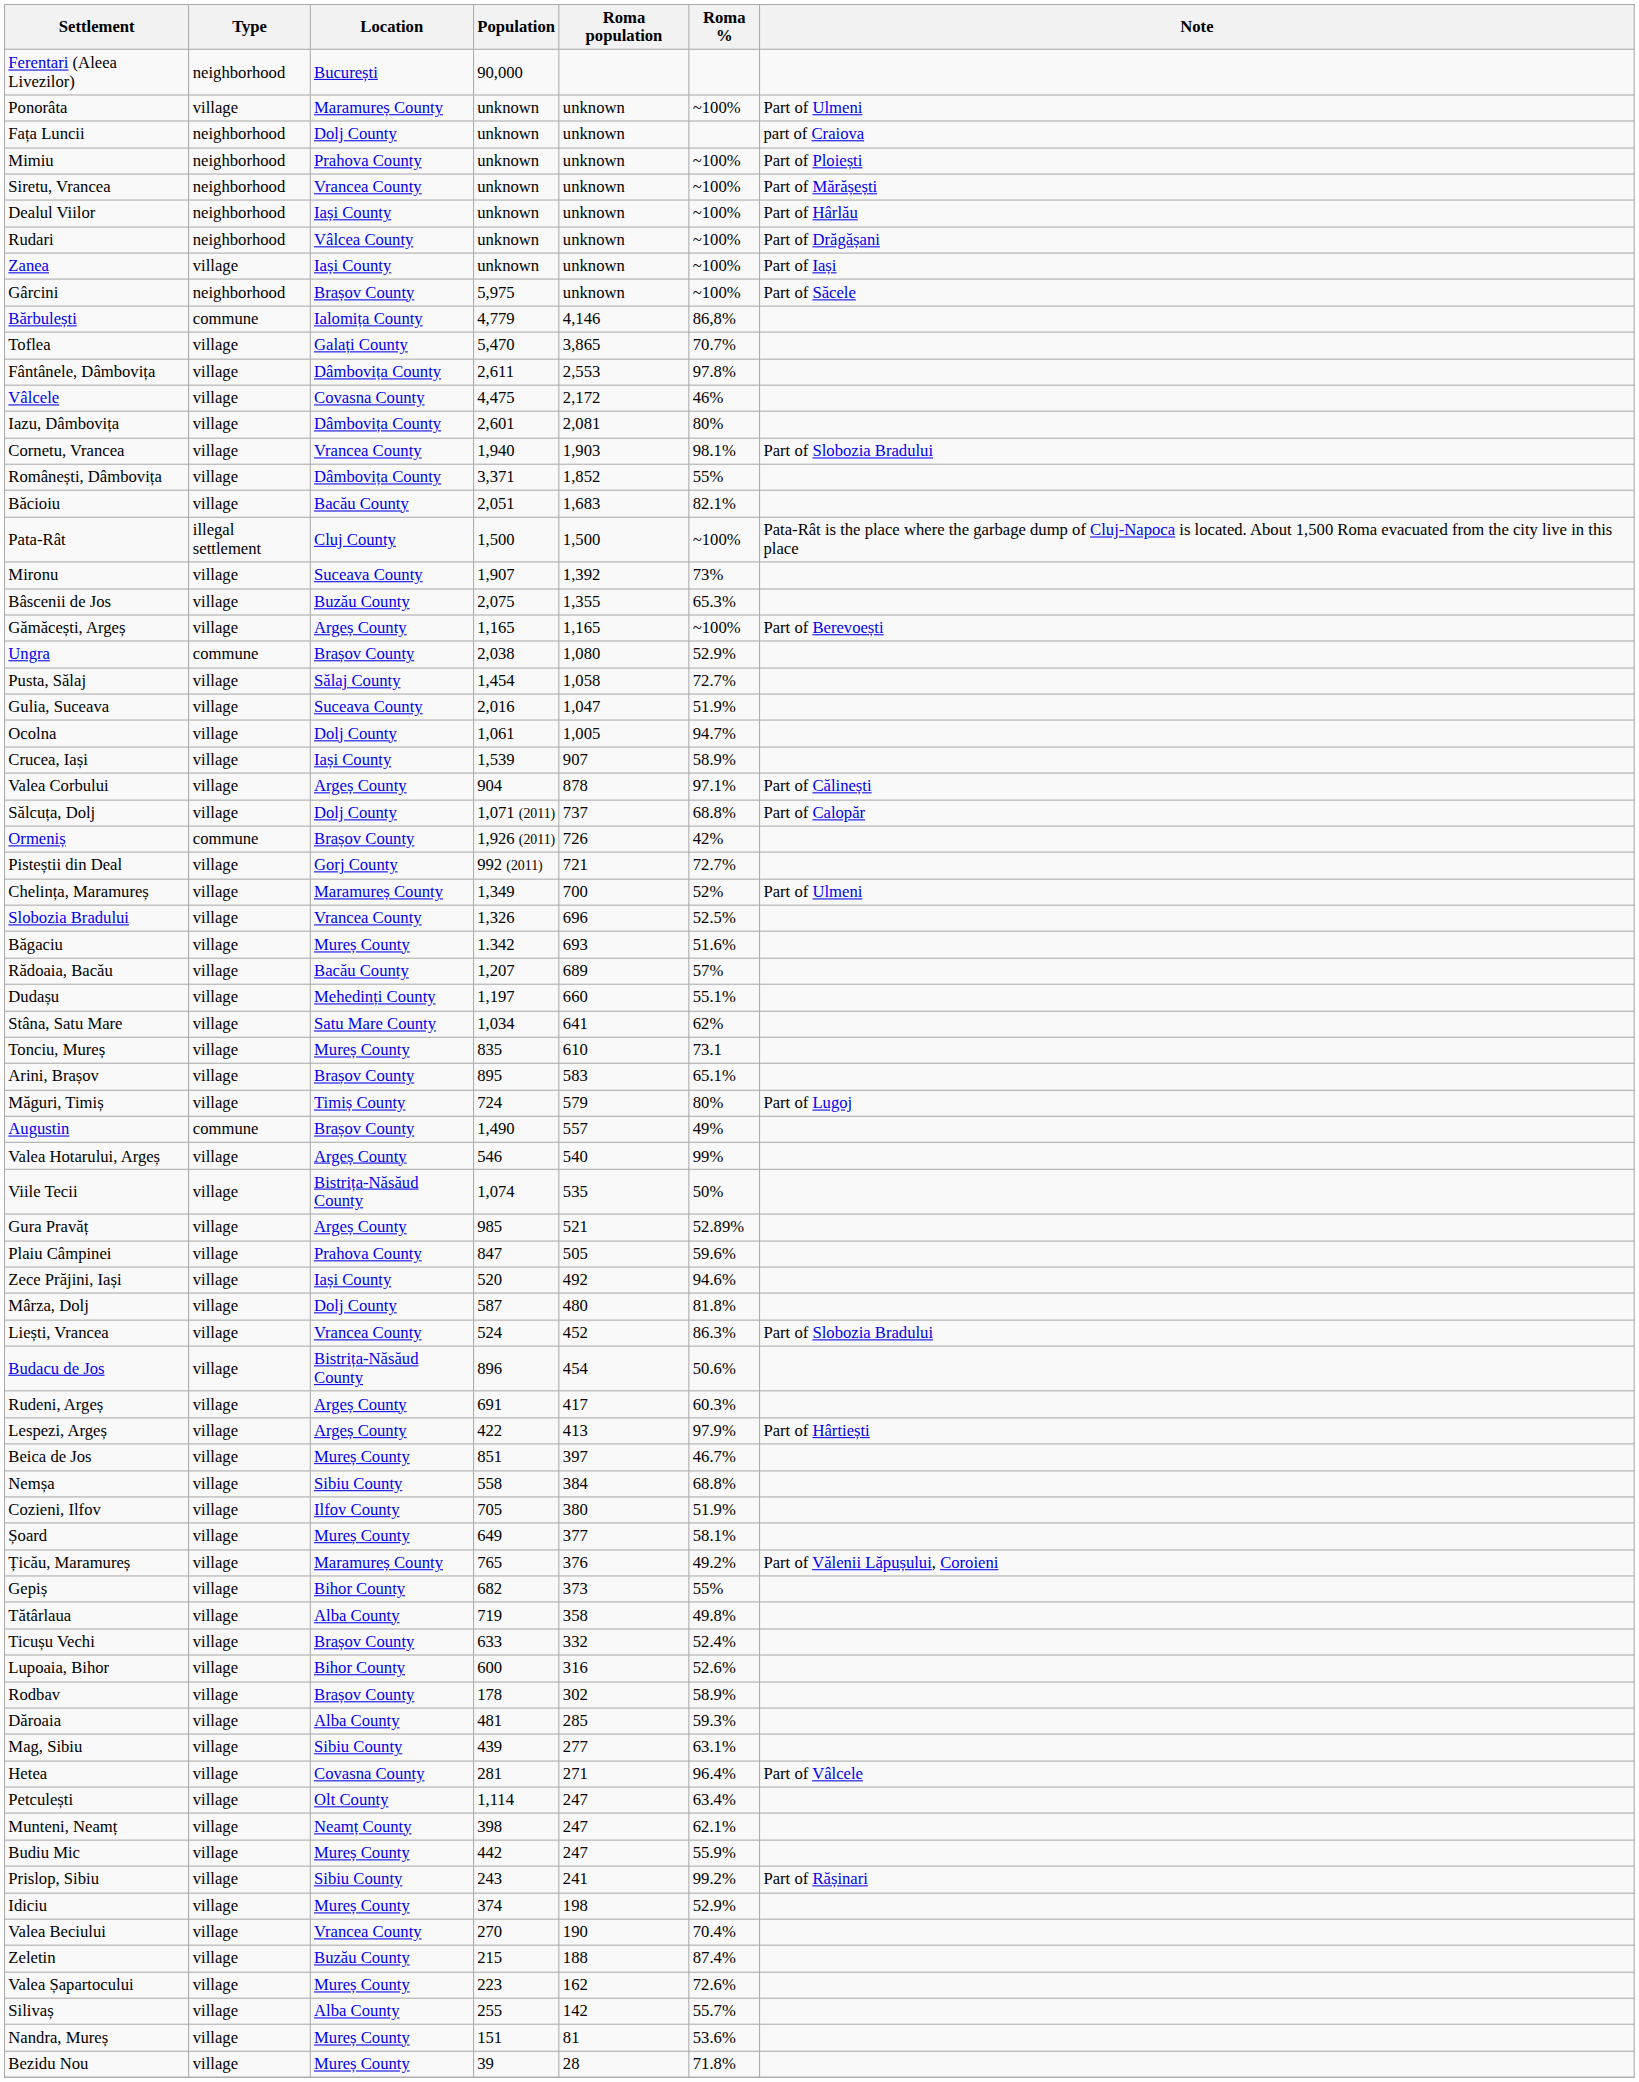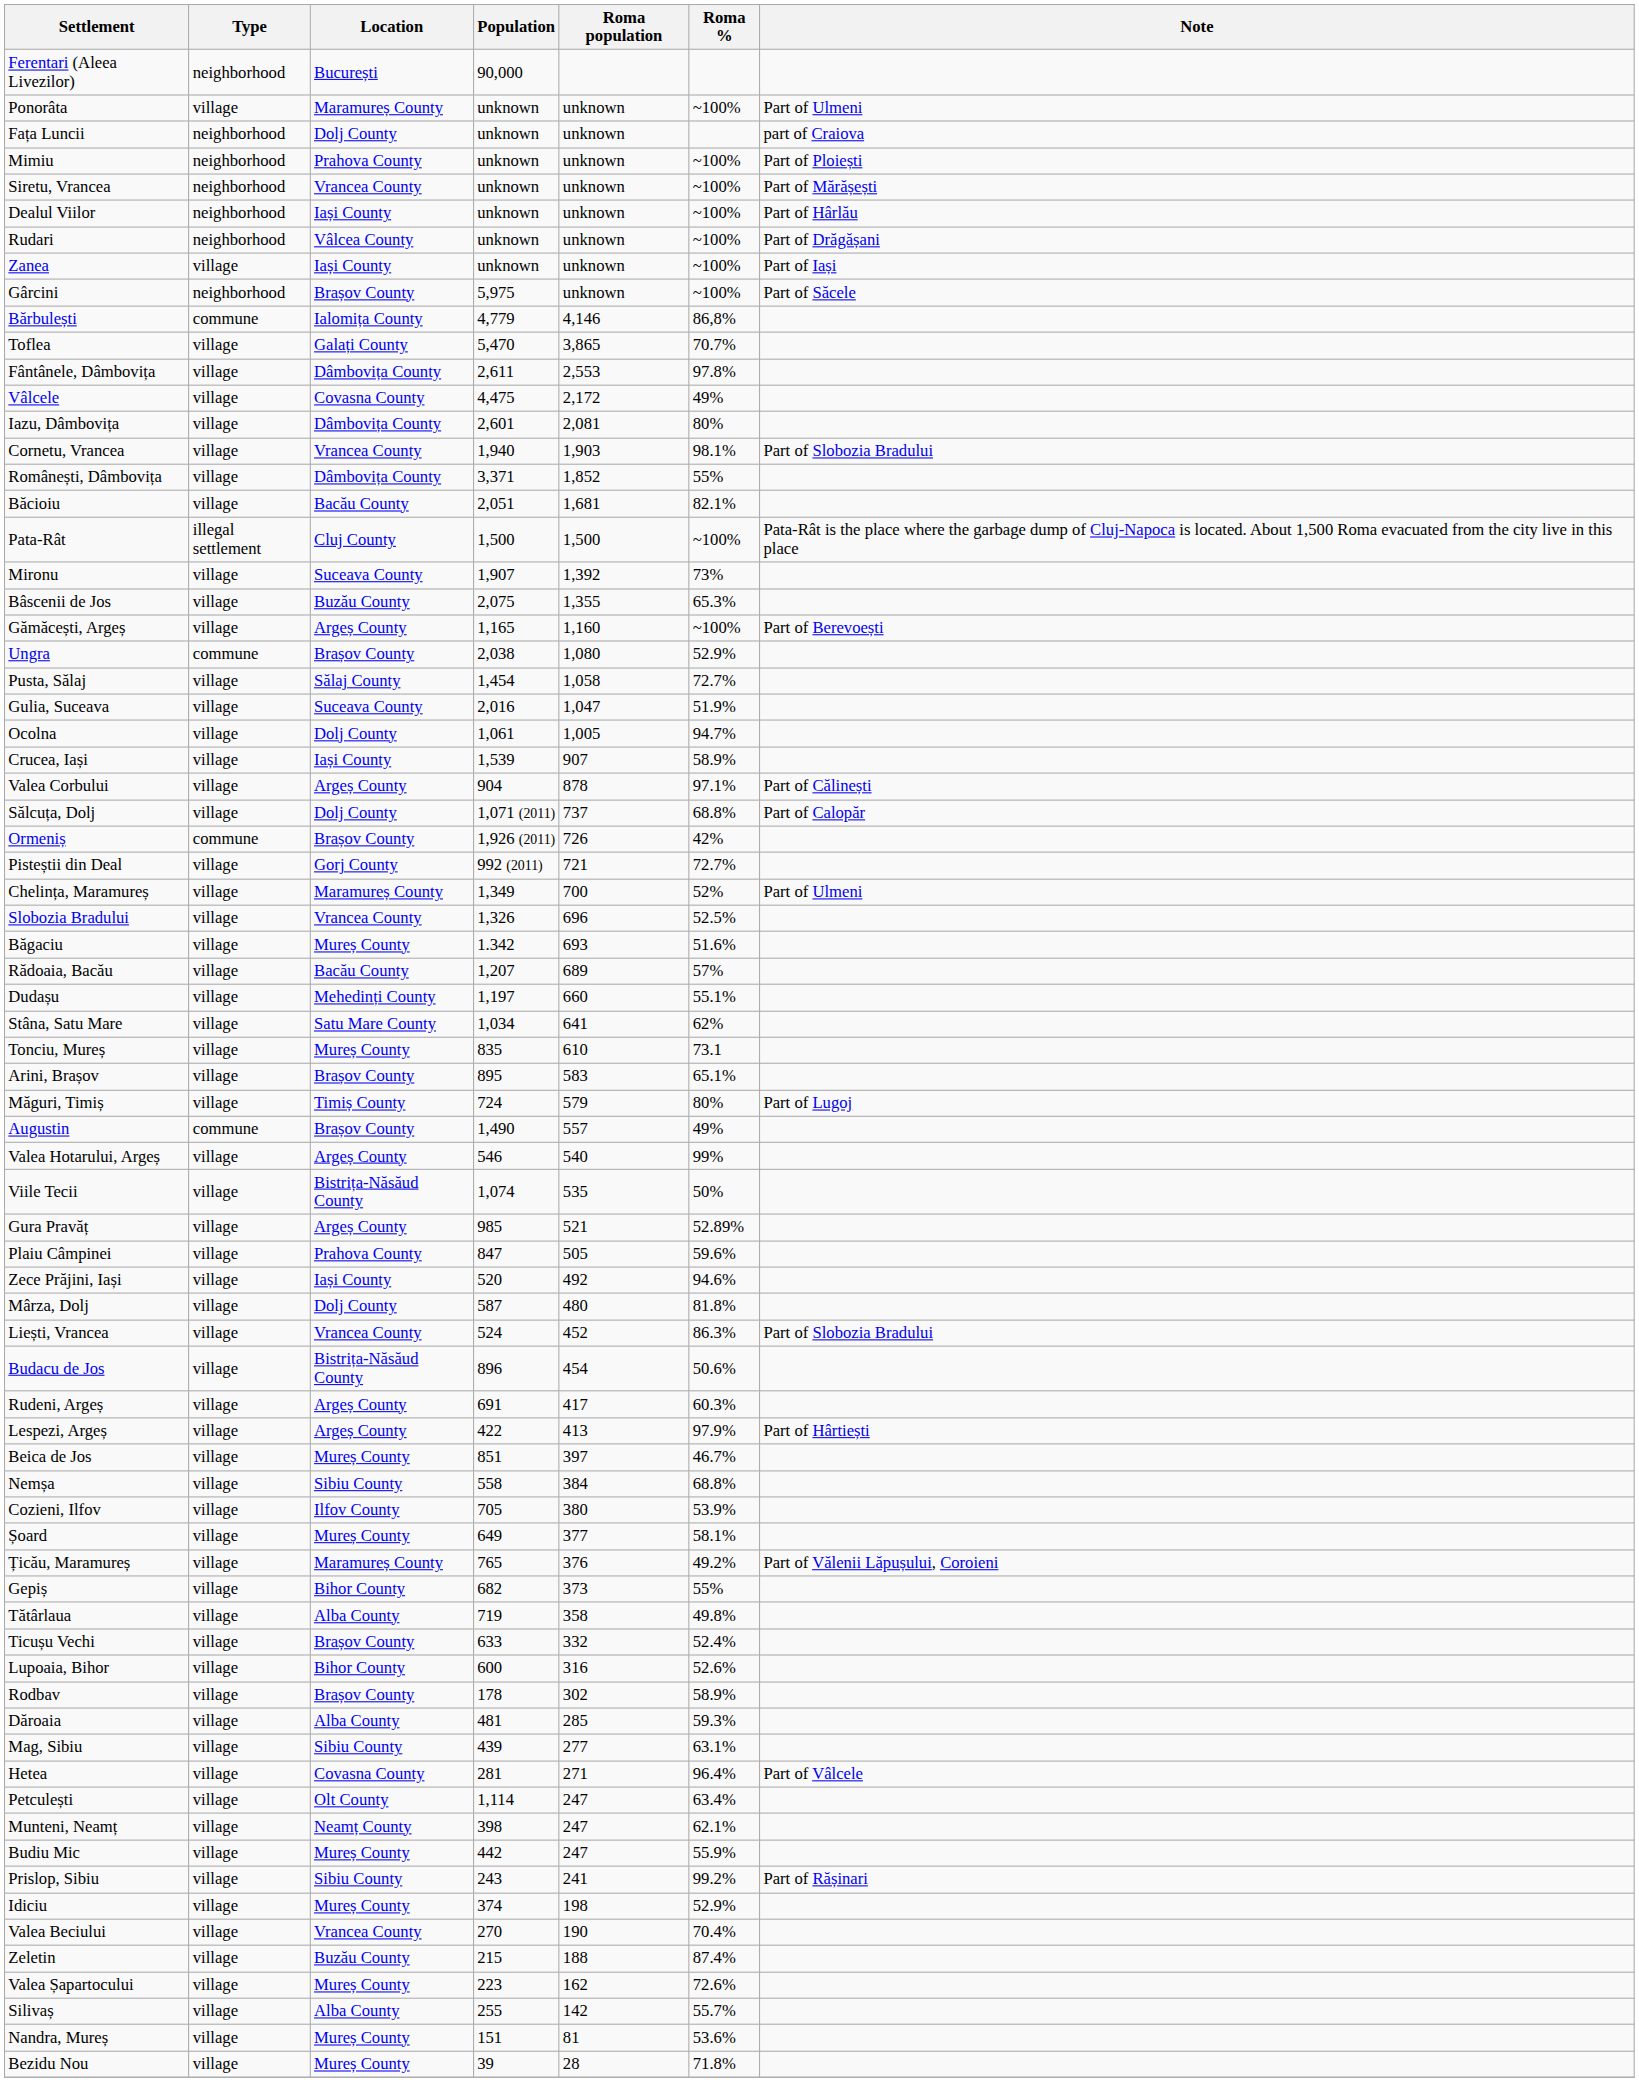(708, 398) 46% -> (708, 398) 49%
(582, 503) 1,683 -> (582, 503) 1,681
(582, 628) 1,165 -> (582, 628) 1,160
(714, 1509) 51.9% -> (714, 1509) 53.9%
